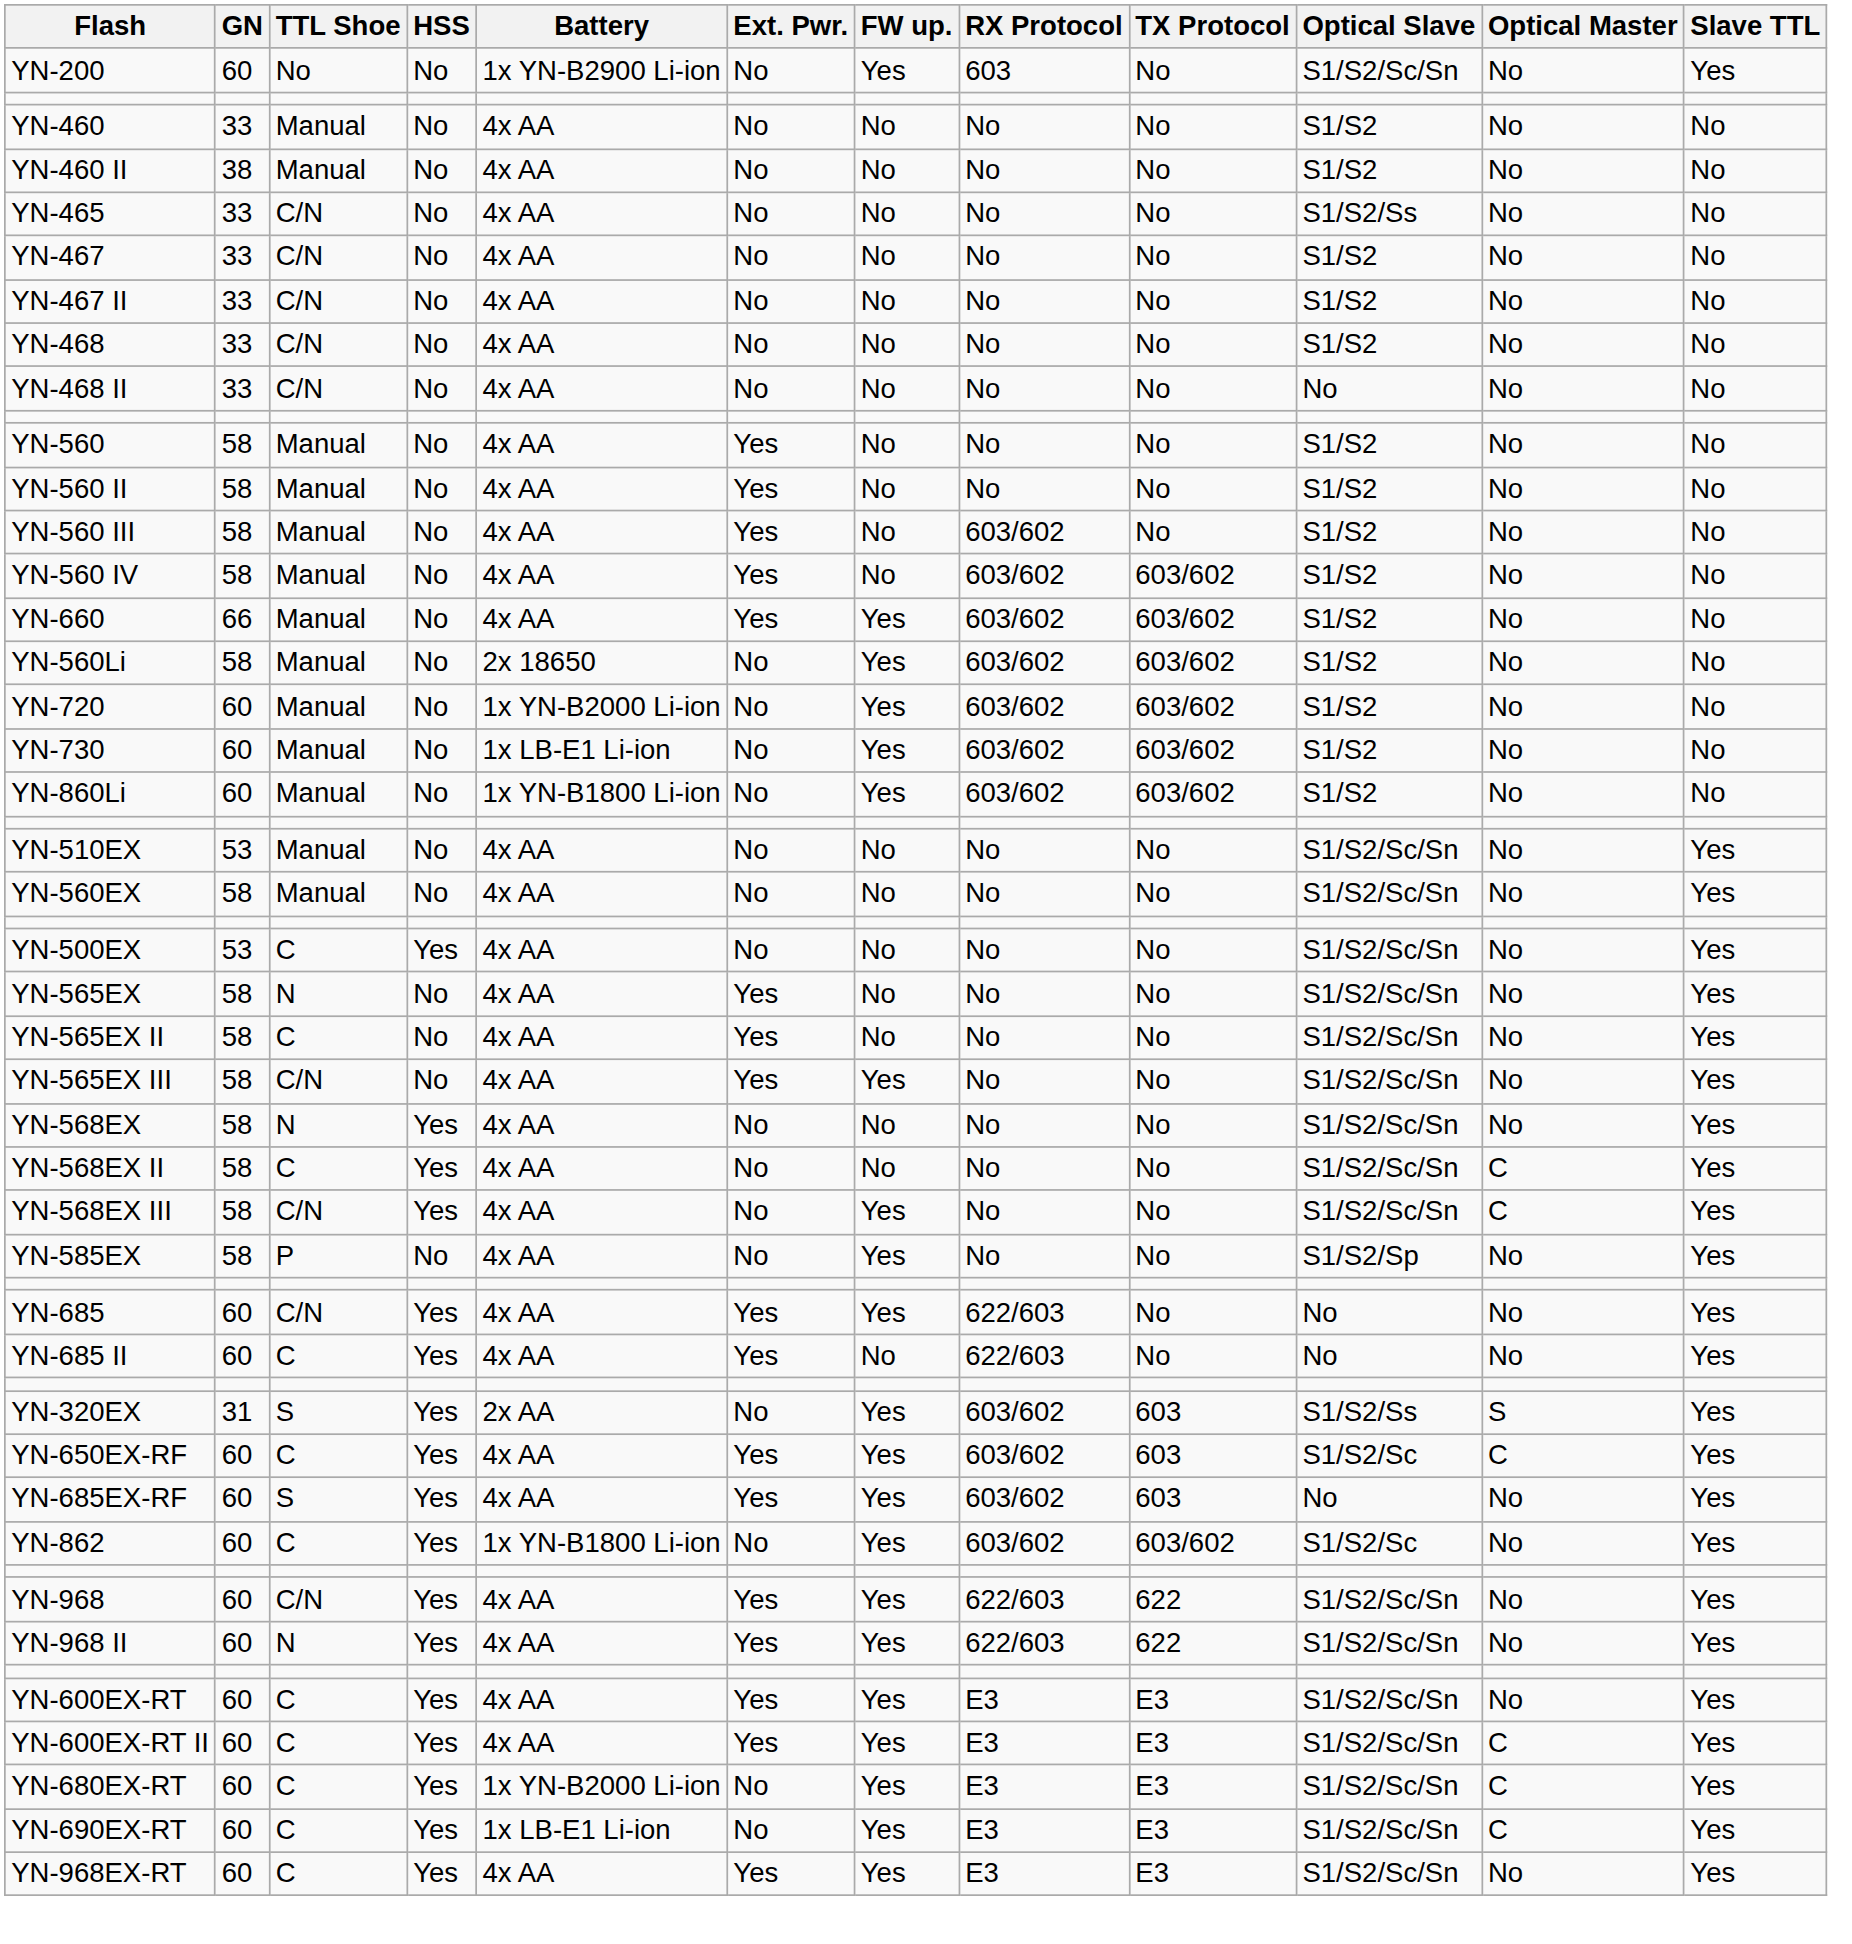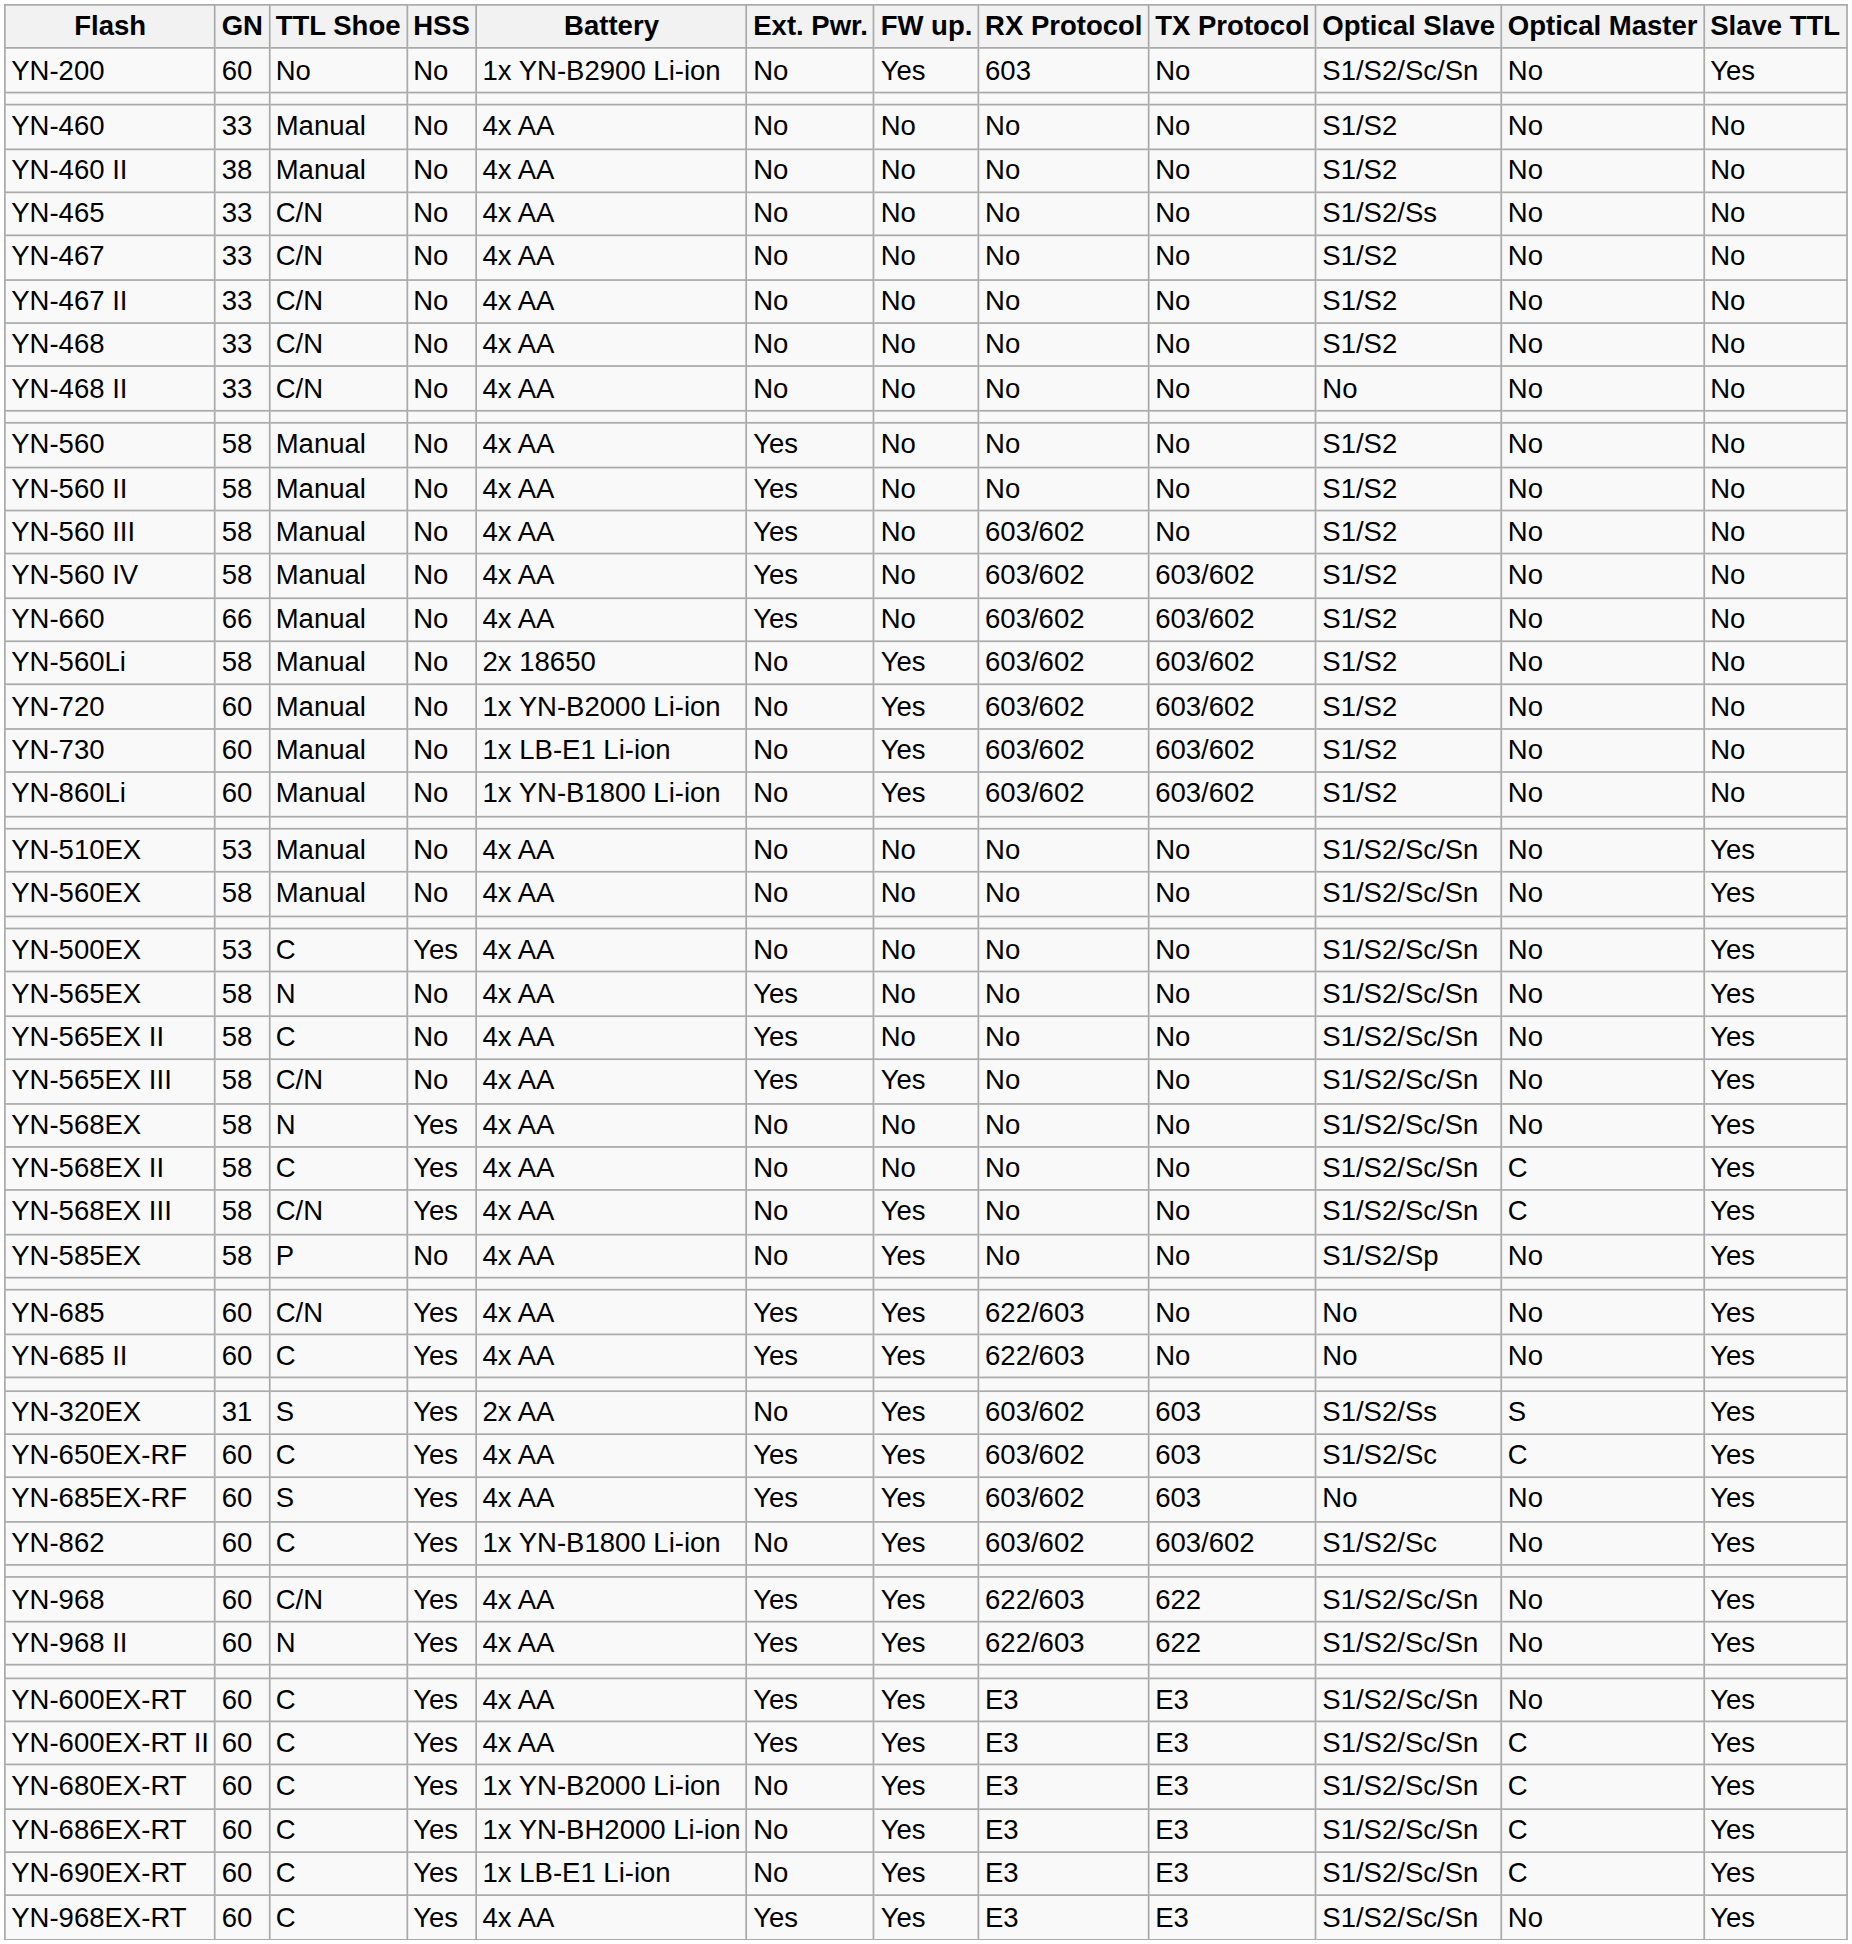(883, 619) Yes -> (898, 619) No
(878, 1355) No -> (903, 1355) Yes
+ row: (99, 1829)
